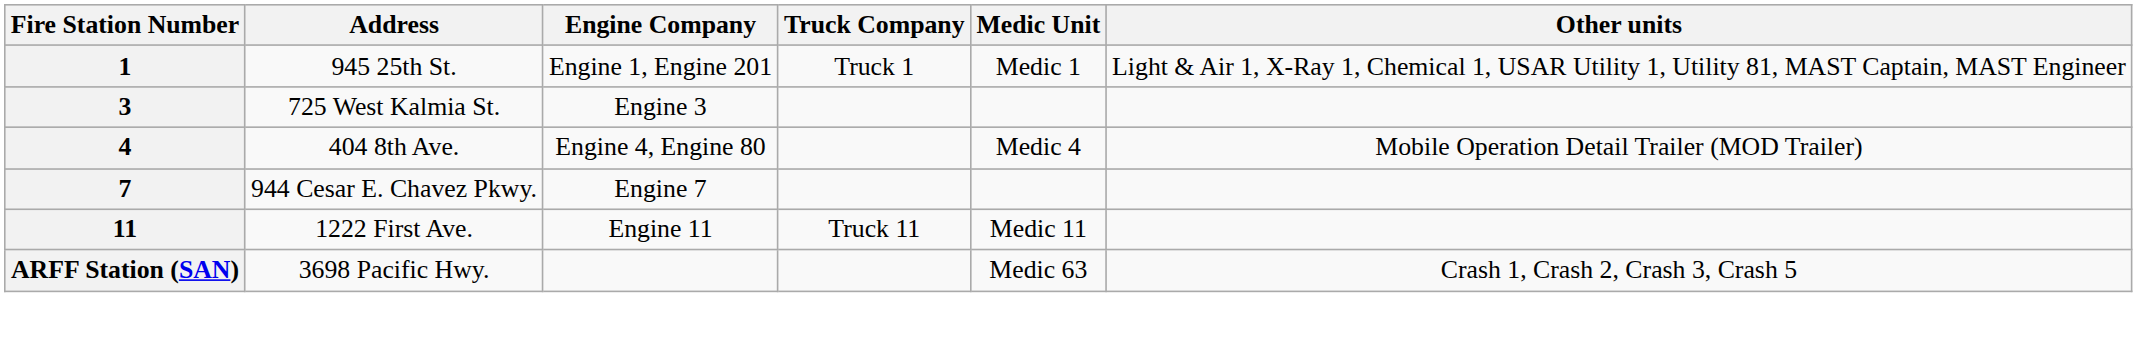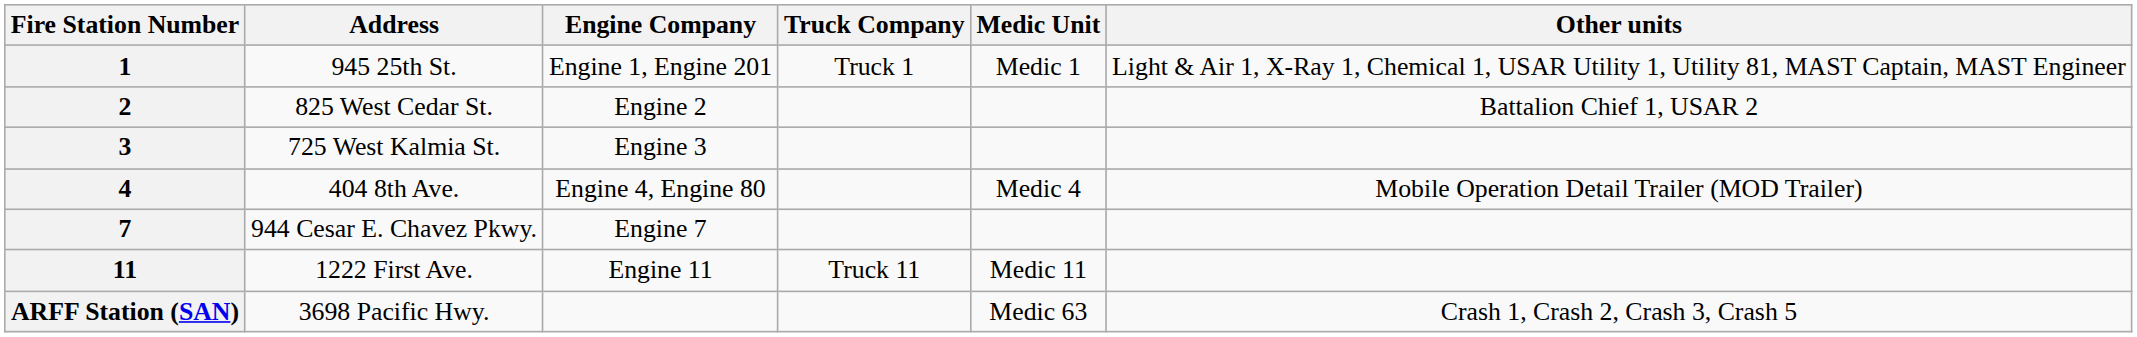+ row: (125, 106)
